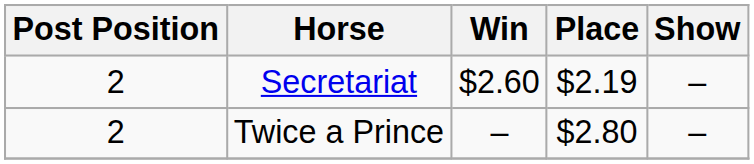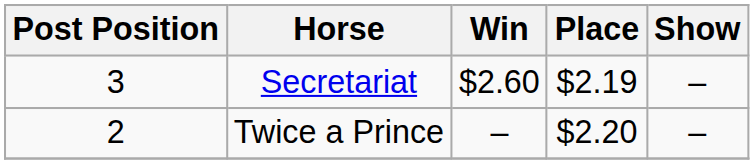(116, 81) 2 -> (116, 81) 3
(597, 132) $2.80 -> (597, 132) $2.20
